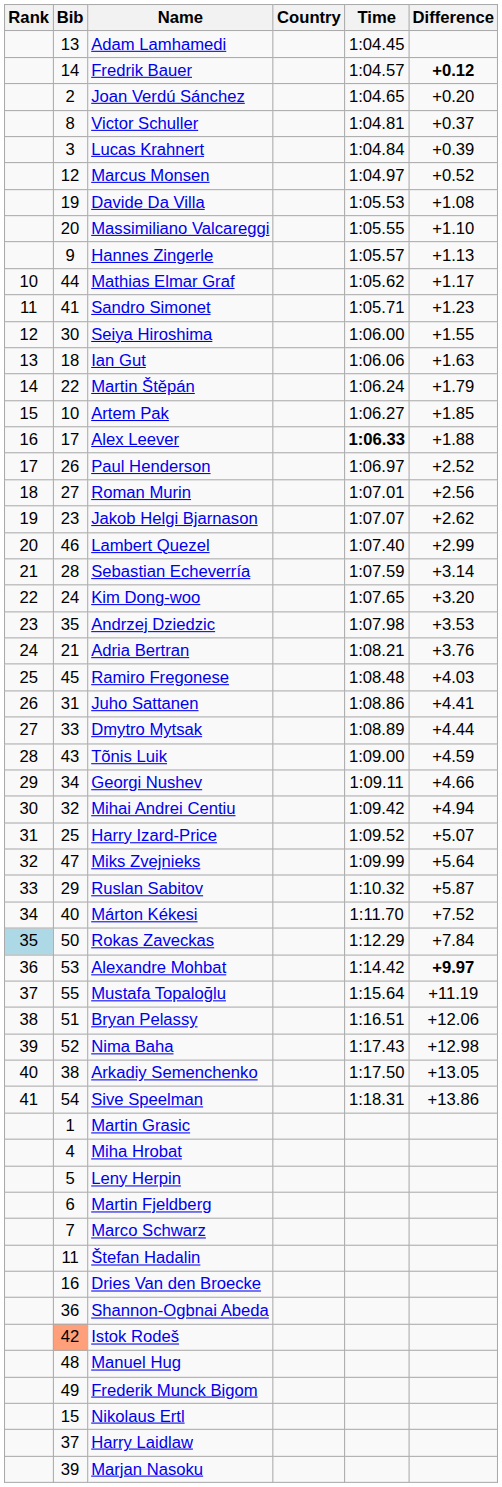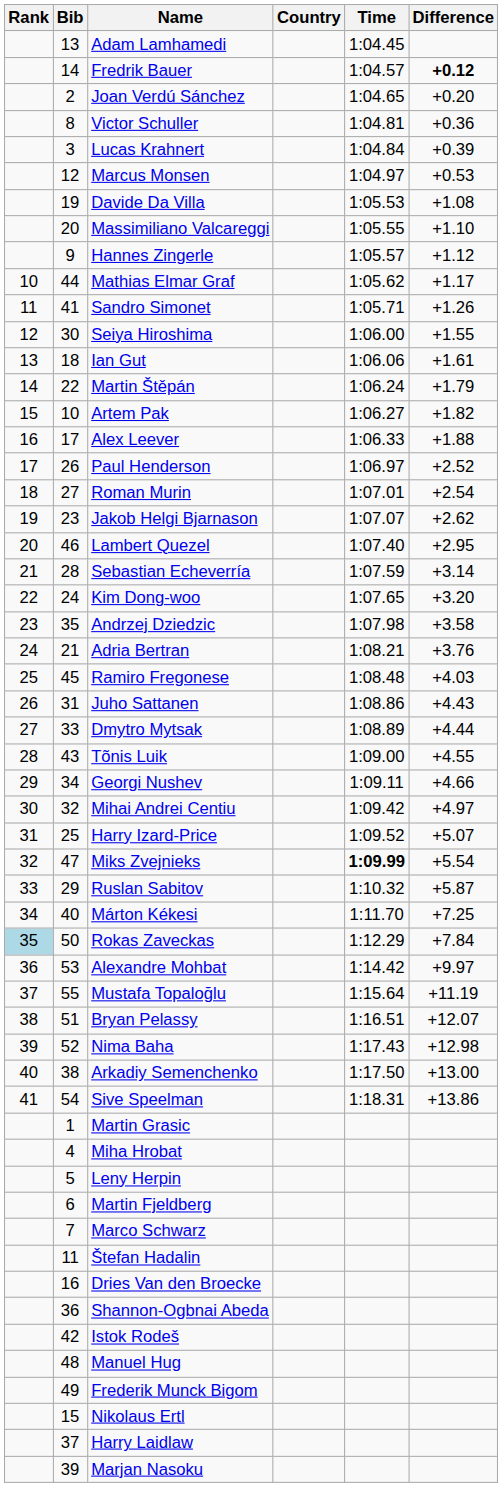(453, 123) +0.37 -> (453, 123) +0.36
(453, 176) +0.52 -> (453, 176) +0.53
(453, 255) +1.13 -> (453, 255) +1.12
(453, 307) +1.23 -> (453, 307) +1.26
(453, 360) +1.63 -> (453, 360) +1.61
(453, 413) +1.85 -> (453, 413) +1.82
(377, 439) bold -> (377, 439) normal
(453, 492) +2.56 -> (453, 492) +2.54
(453, 545) +2.99 -> (453, 545) +2.95
(453, 624) +3.53 -> (453, 624) +3.58
(453, 703) +4.41 -> (453, 703) +4.43
(453, 756) +4.59 -> (453, 756) +4.55
(453, 809) +4.94 -> (453, 809) +4.97
(377, 862) normal -> (377, 862) bold
(453, 862) +5.64 -> (453, 862) +5.54
(453, 914) +7.52 -> (453, 914) +7.25
(453, 967) bold -> (453, 967) normal
(453, 1020) +12.06 -> (453, 1020) +12.07
(453, 1073) +13.05 -> (453, 1073) +13.00
(70, 1337) lightsalmon background -> (70, 1337) no background
